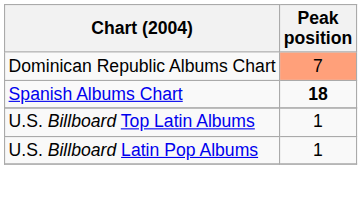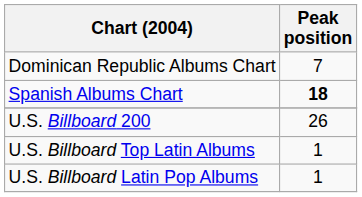(318, 66) lightsalmon background -> (318, 66) no background
+ row: (80, 121)
